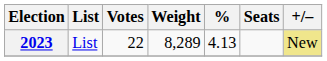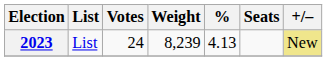(136, 42) 22 -> (136, 42) 24
(182, 42) 8,289 -> (182, 42) 8,239
